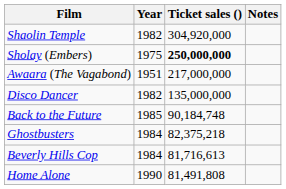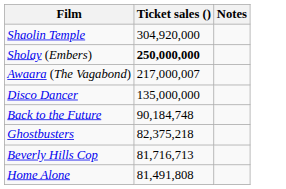- column: (149, 14)
(199, 74) 217,000,000 -> (168, 74) 217,000,007
(196, 154) 81,716,613 -> (165, 154) 81,716,713
